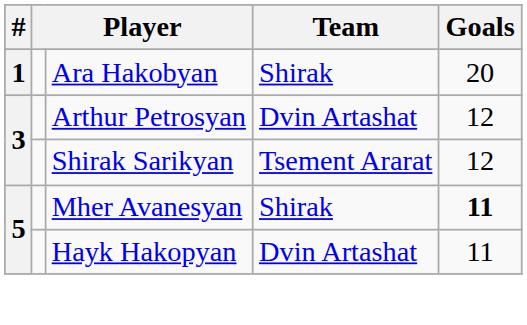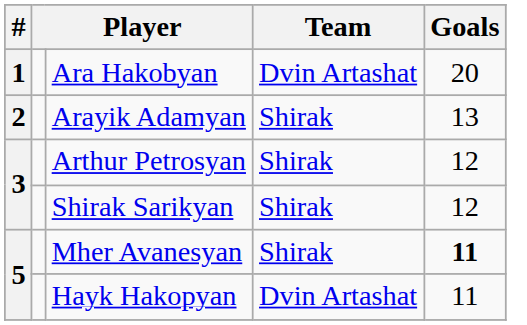(296, 71) Shirak -> (338, 71) Dvin Artashat
+ row: (149, 116)
(338, 116) Dvin Artashat -> (296, 161) Shirak
(346, 161) Tsement Ararat -> (296, 206) Shirak
